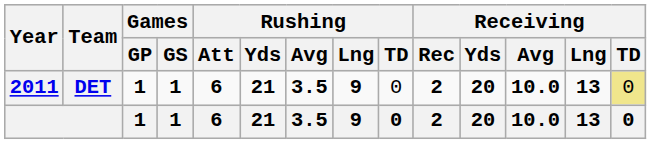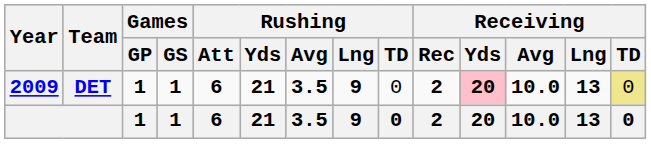(34, 88) 2011 -> (34, 88) 2009
(483, 88) no background -> (483, 88) pink background
